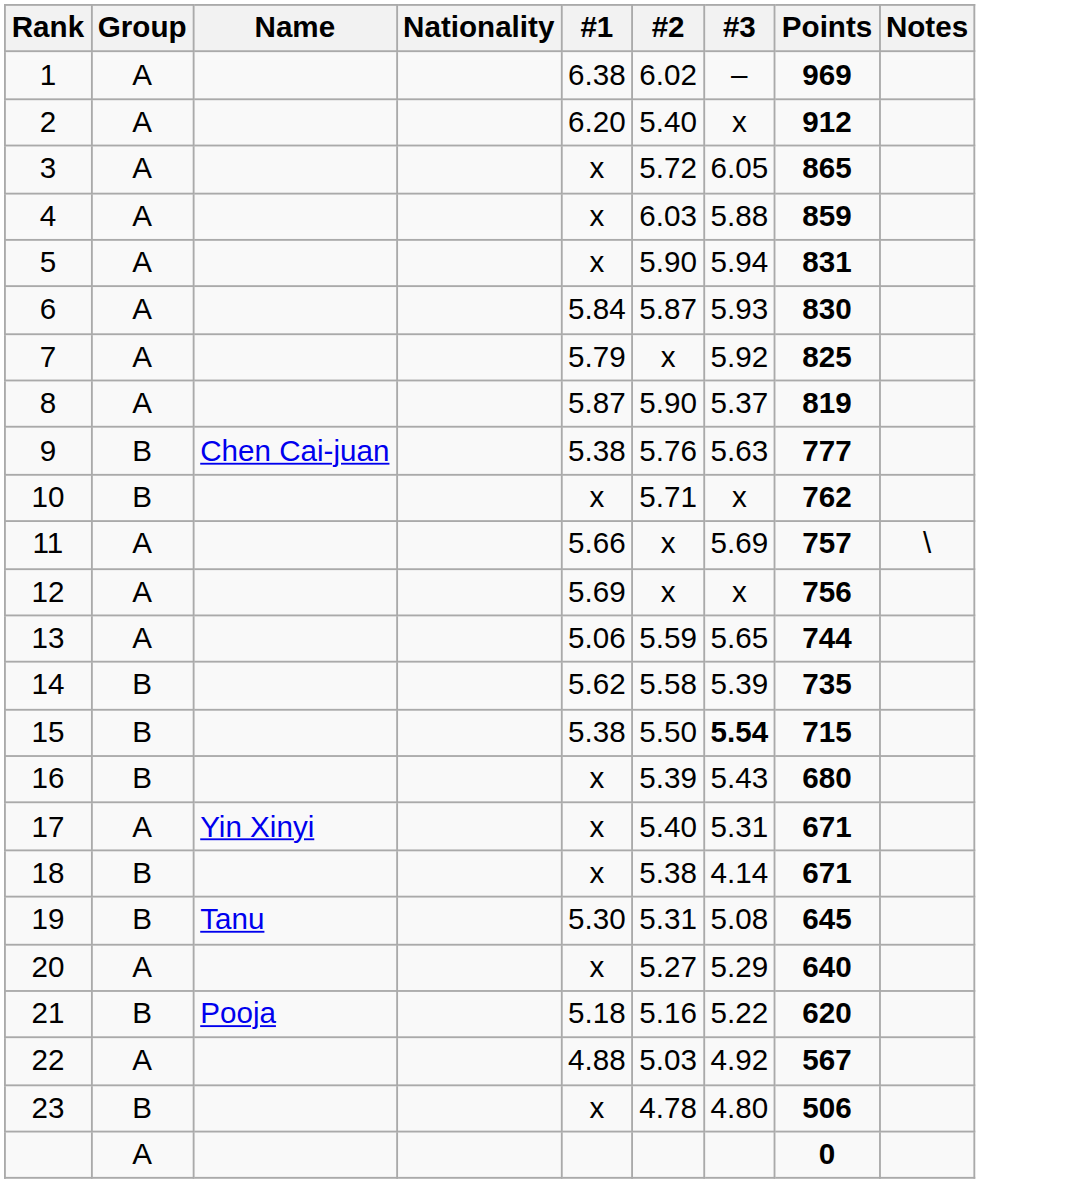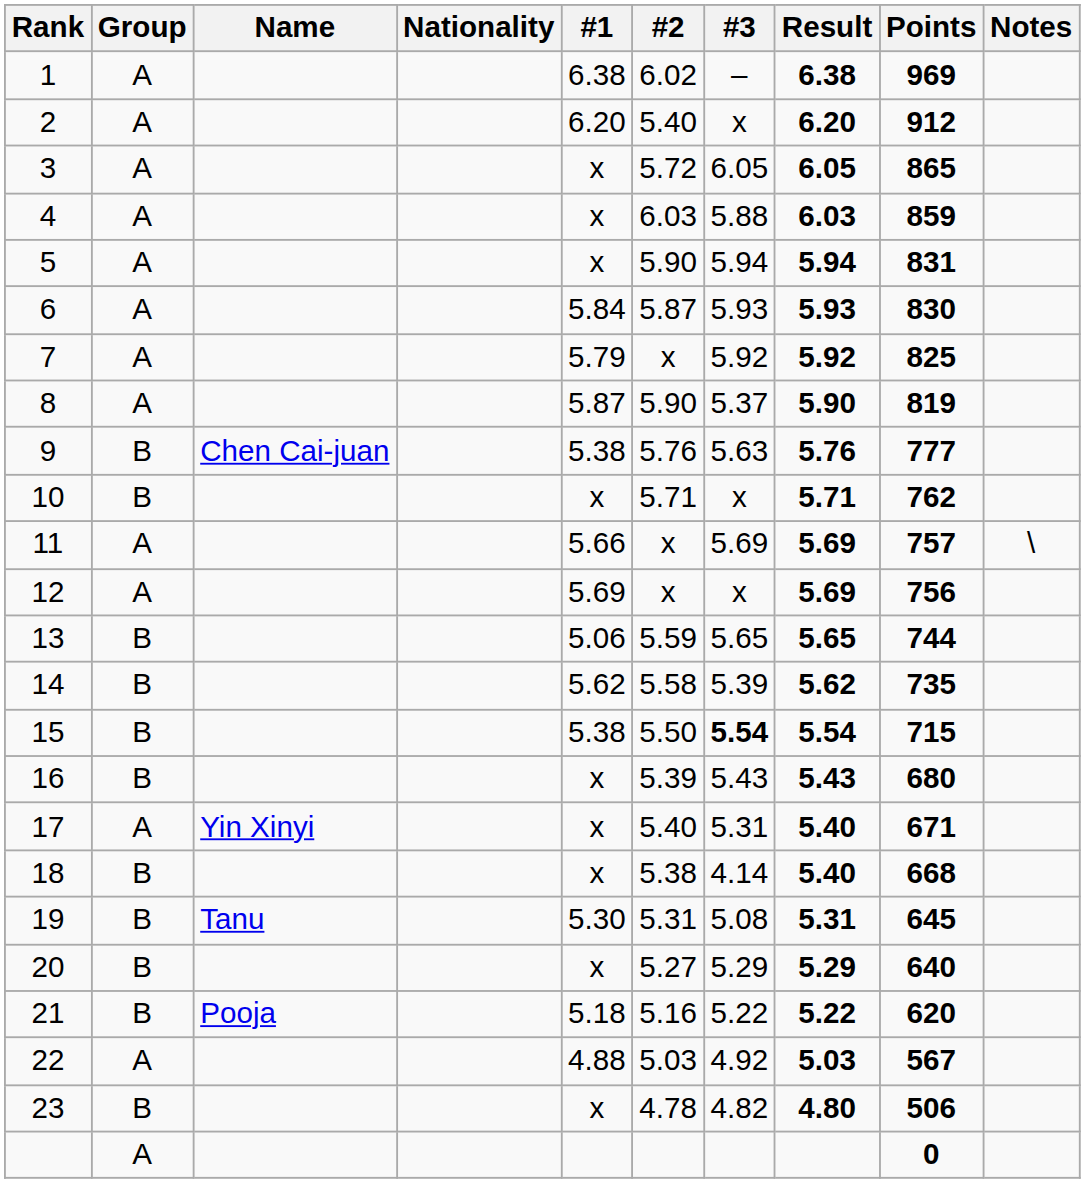+ column: (827, 27)
(142, 638) A -> (142, 638) B
(827, 872) 671 -> (931, 872) 668
(142, 966) A -> (142, 966) B
(739, 1107) 4.80 -> (739, 1107) 4.82
